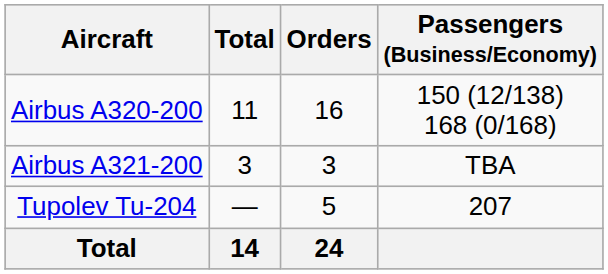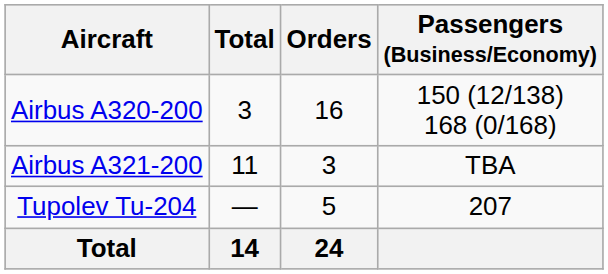(245, 109) 11 -> (245, 109) 3
(245, 165) 3 -> (245, 165) 11
